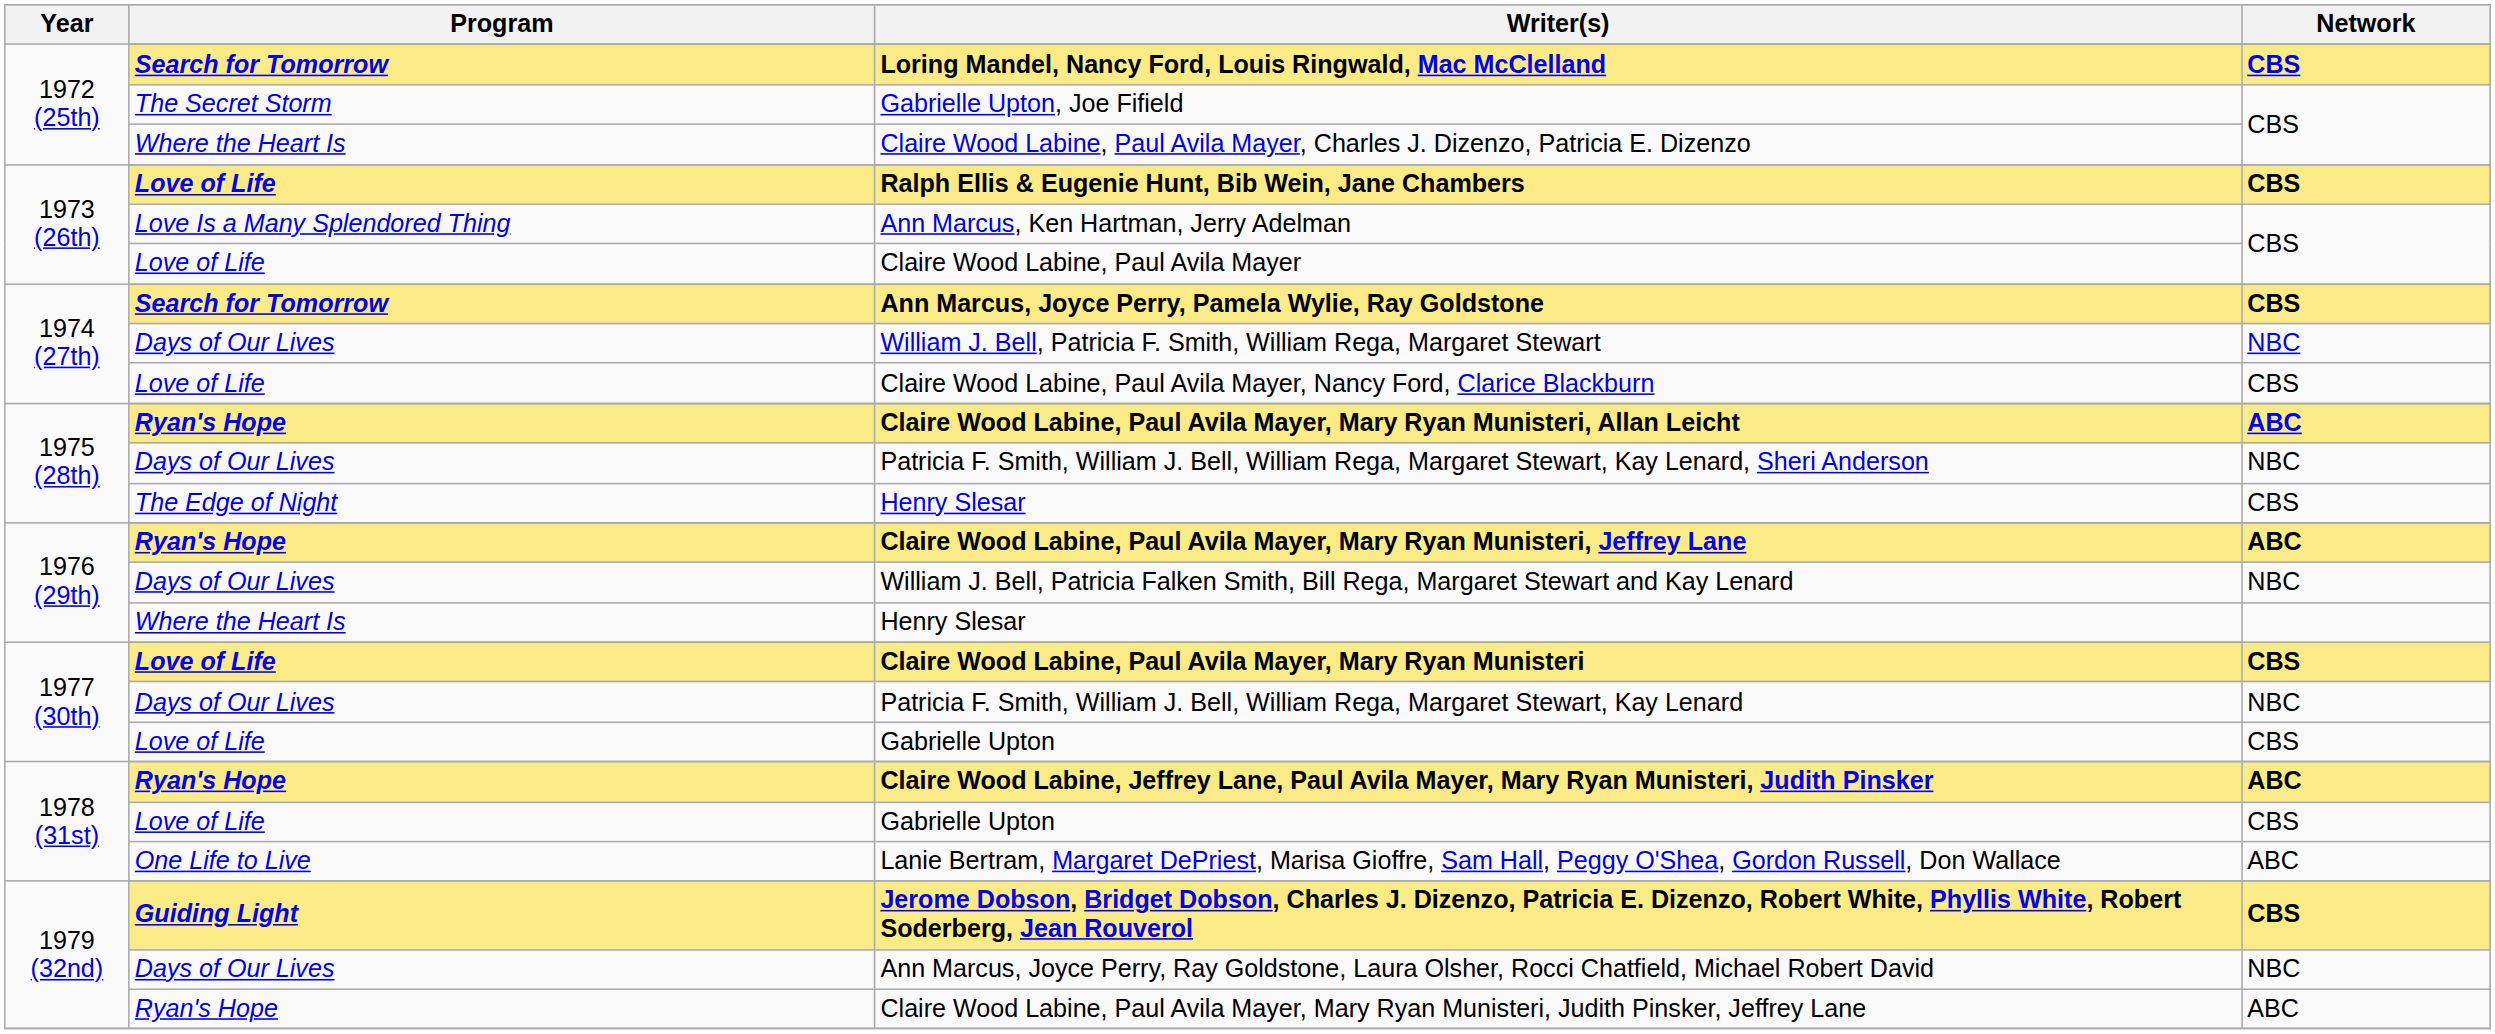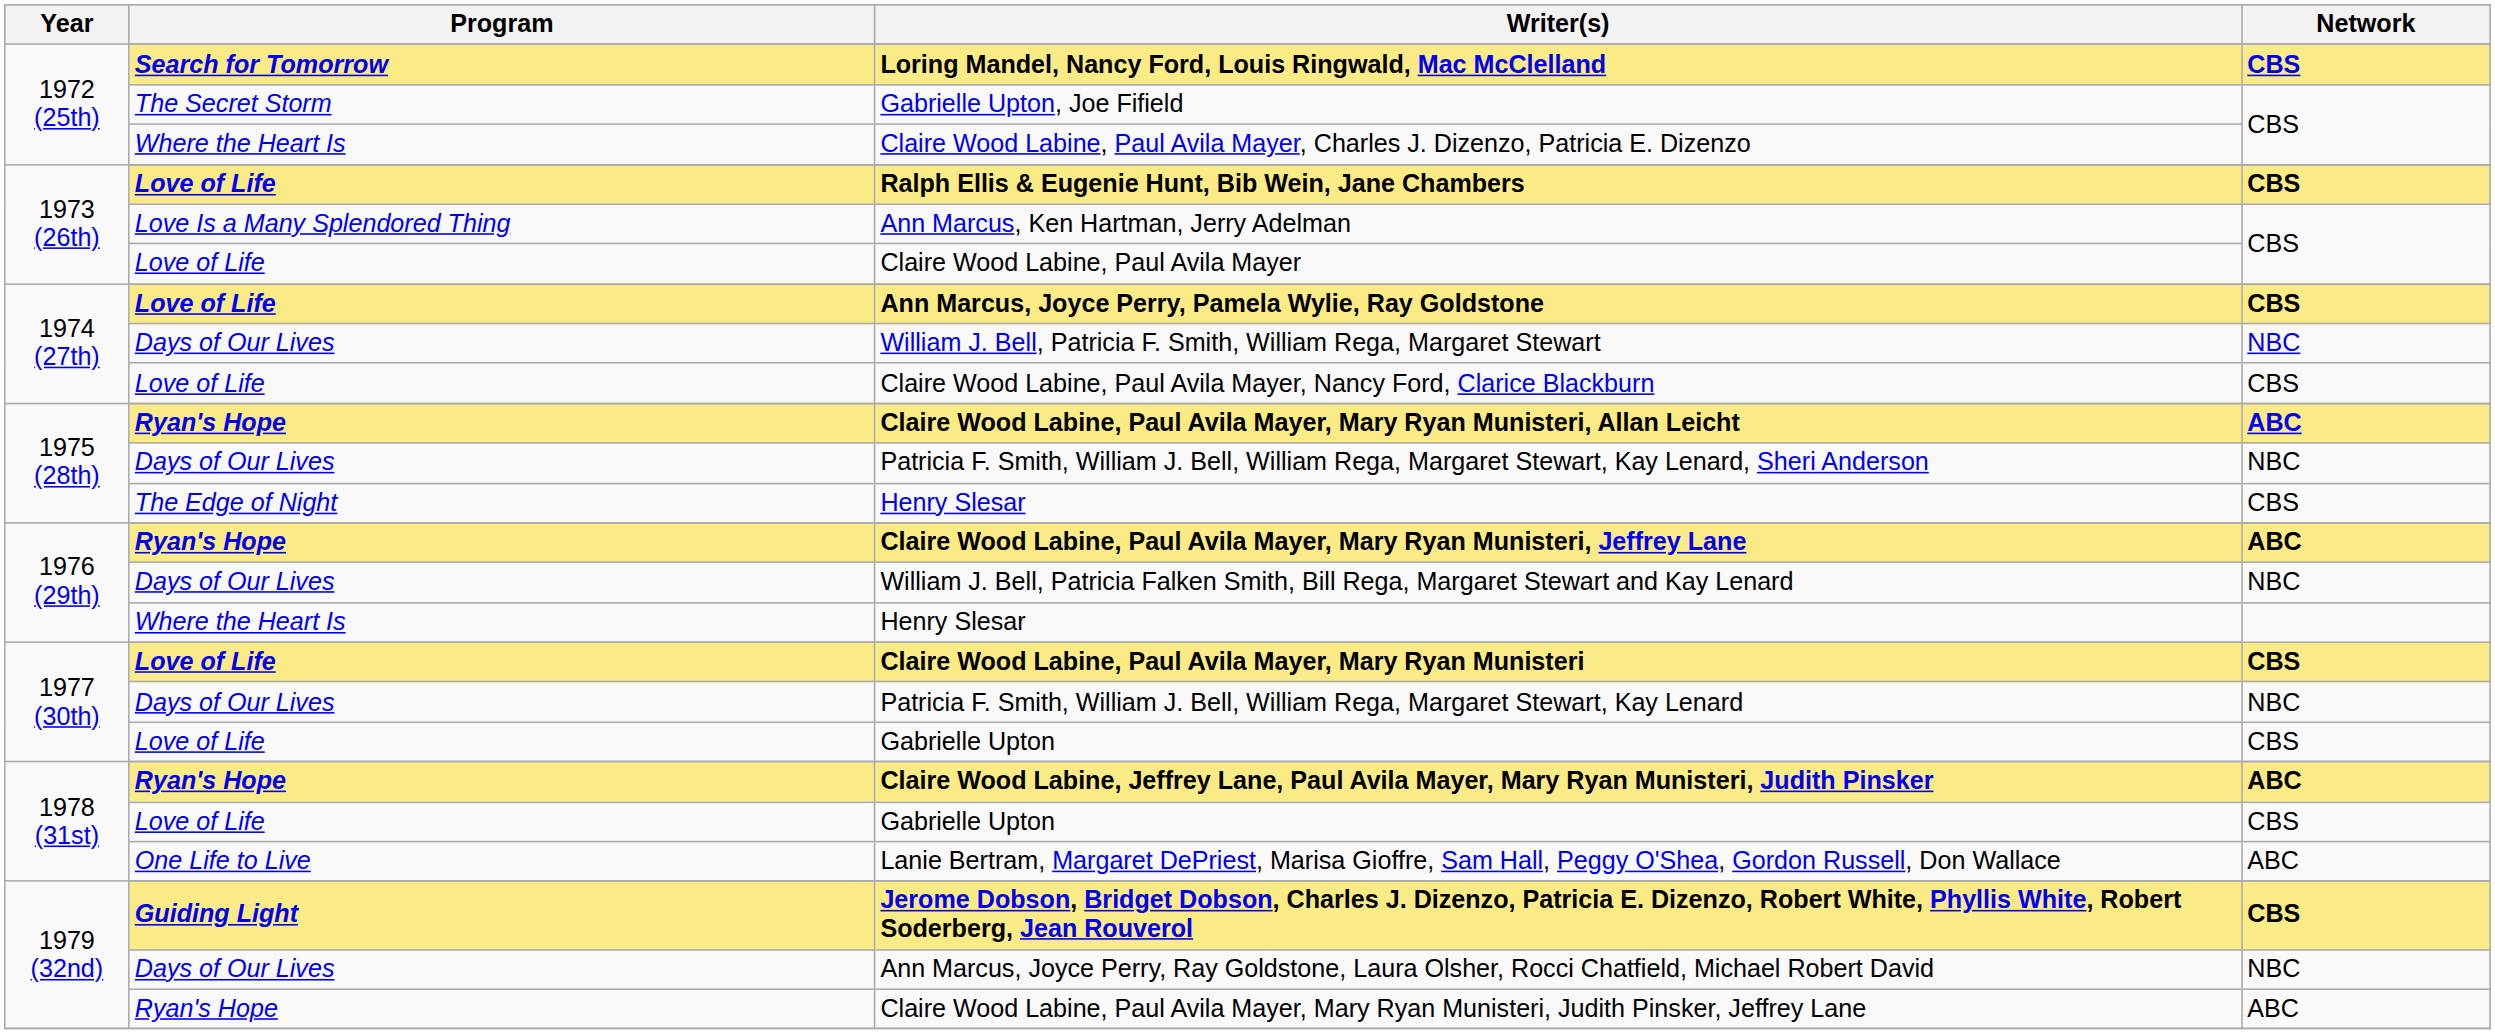(261, 303) Search for Tomorrow -> (205, 303) Love of Life
